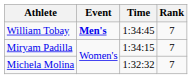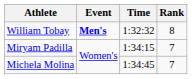(139, 30) 1:34:45 -> (139, 30) 1:32:32
(172, 30) 7 -> (172, 30) 8
(139, 65) 1:32:32 -> (139, 65) 1:34:45
